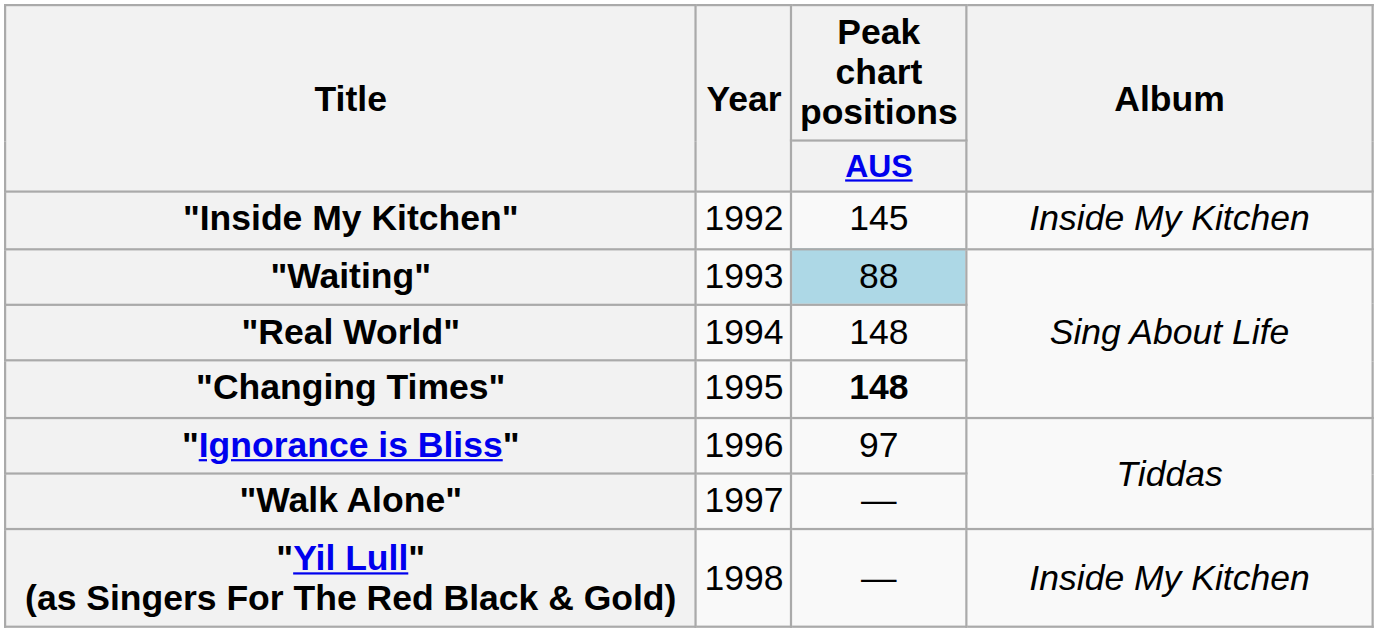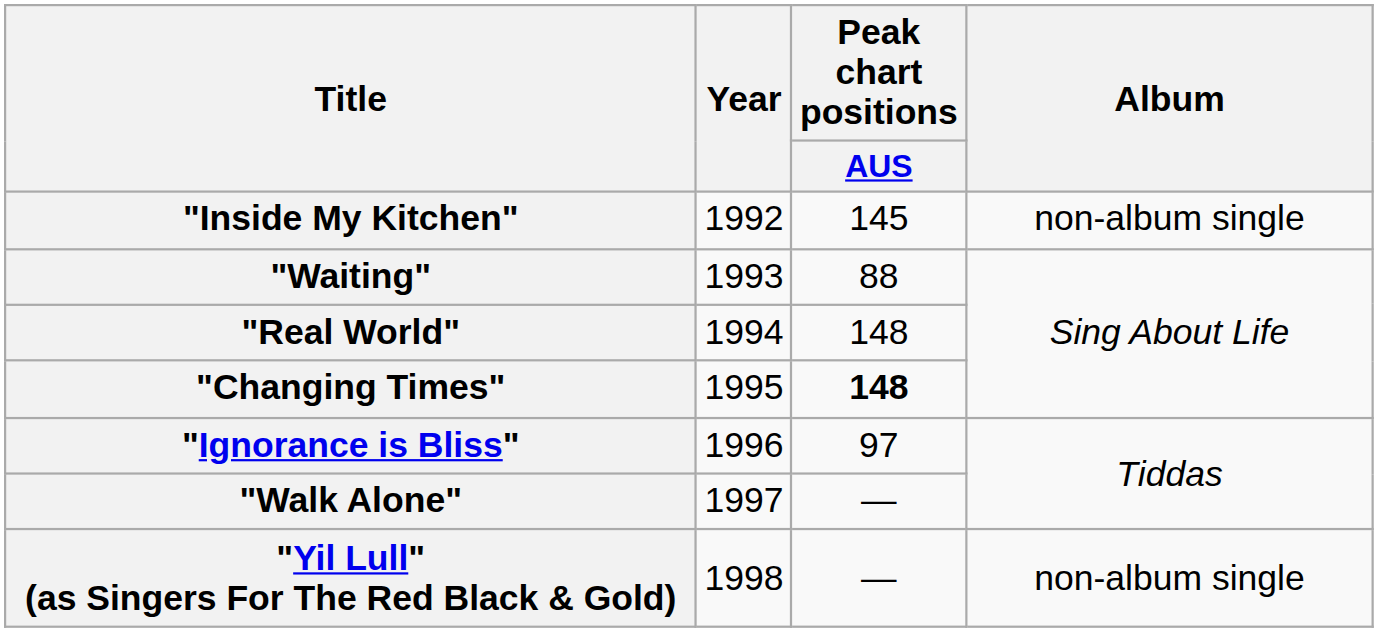(1170, 219) Inside My Kitchen -> (1170, 219) non-album single
(879, 275) lightblue background -> (879, 275) no background
(1170, 577) Inside My Kitchen -> (1170, 577) non-album single
